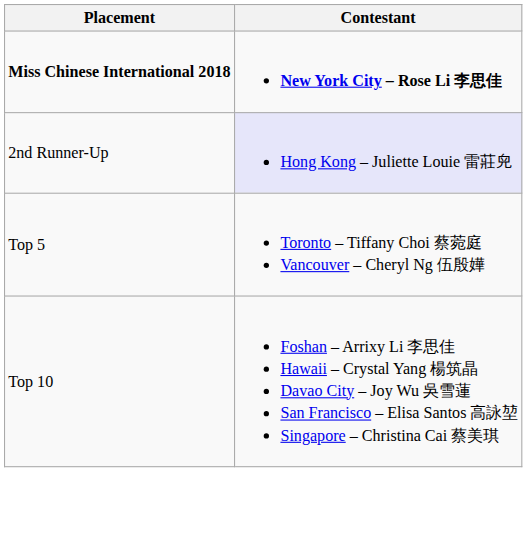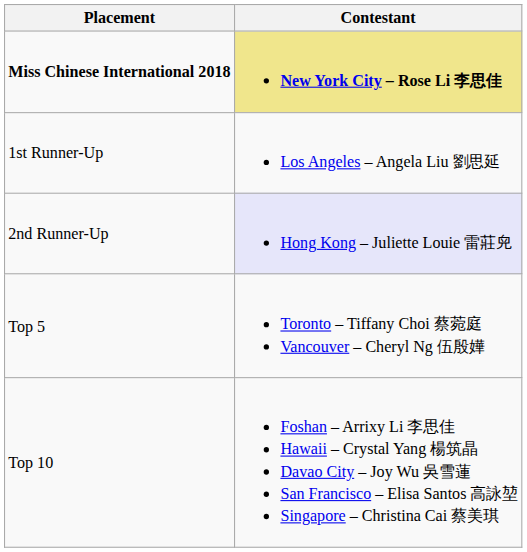(378, 81) no background -> (378, 81) khaki background
+ row: (56, 152)
